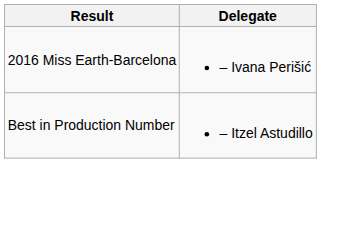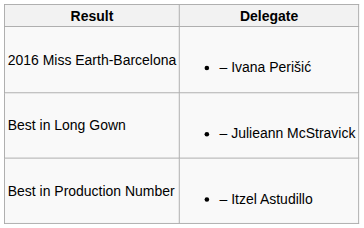+ row: (67, 125)
